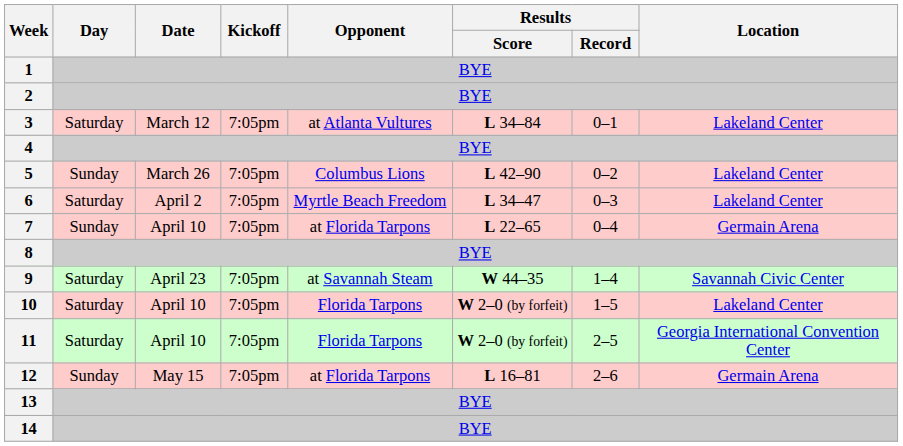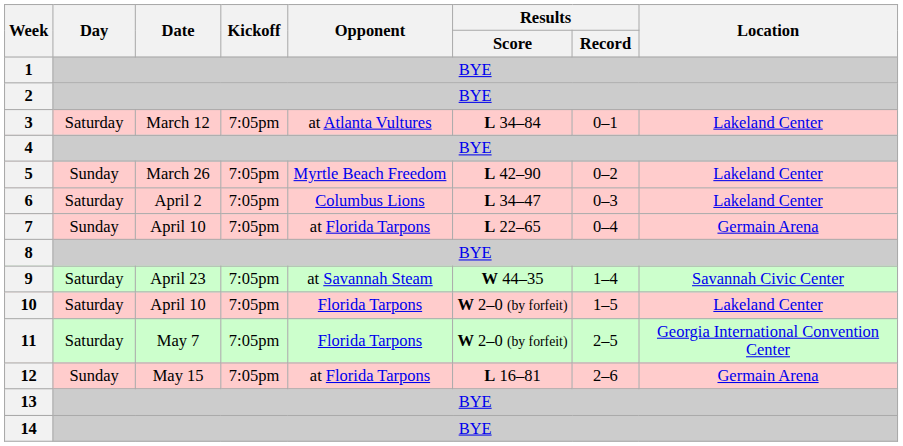(370, 174) Columbus Lions -> (370, 174) Myrtle Beach Freedom
(370, 200) Myrtle Beach Freedom -> (370, 200) Columbus Lions
(178, 340) April 10 -> (178, 340) May 7
